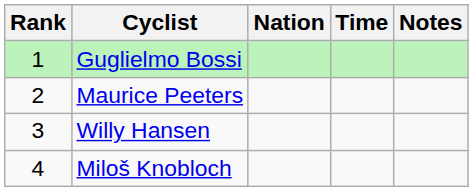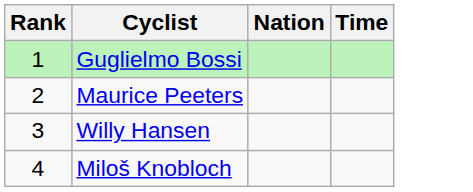- column: (431, 22)
